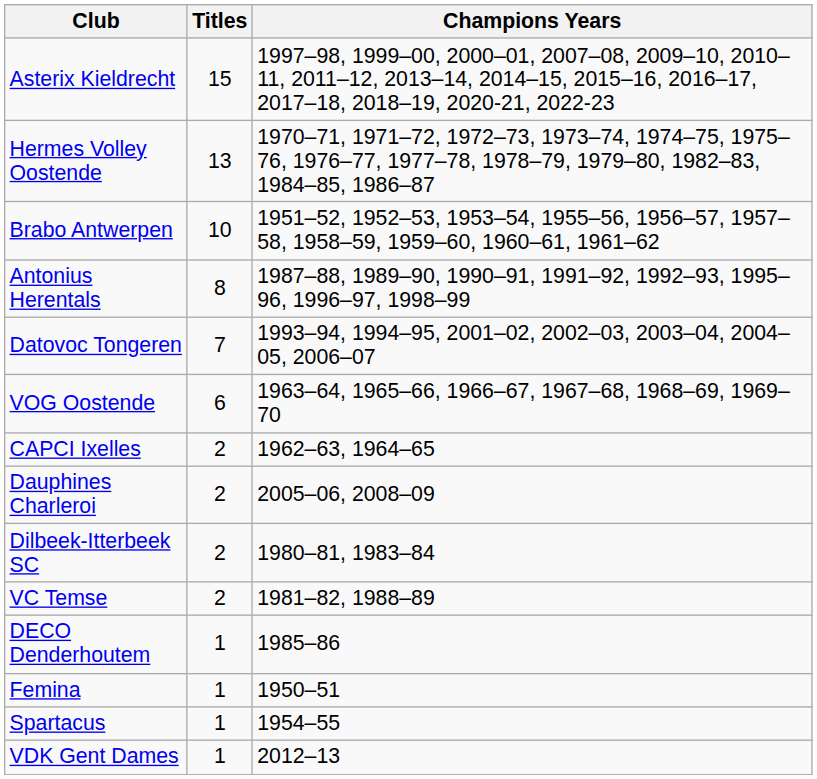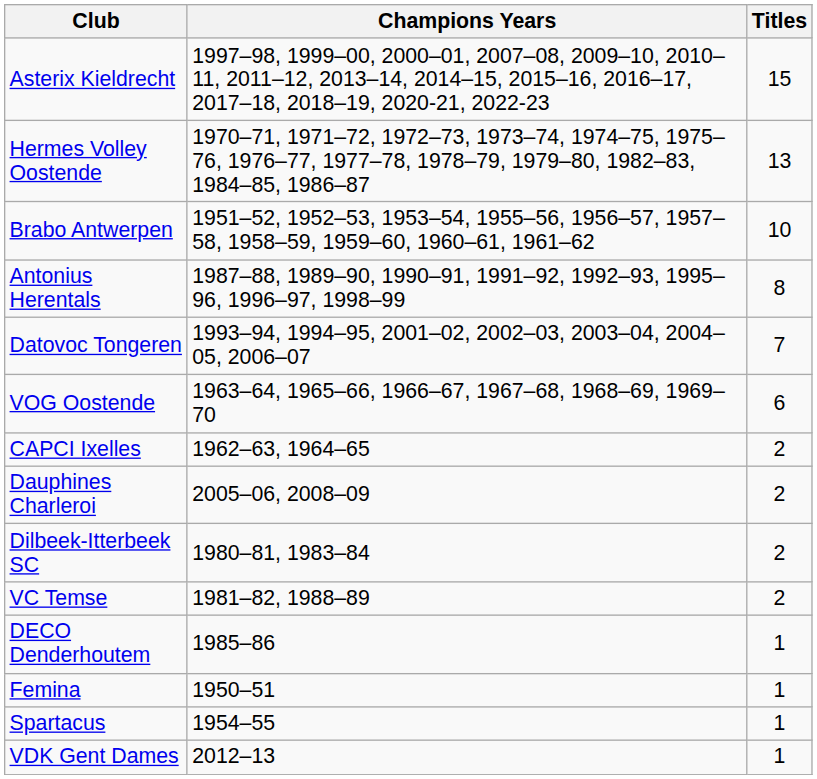columns swapped: (220, 21) <-> (532, 21)
